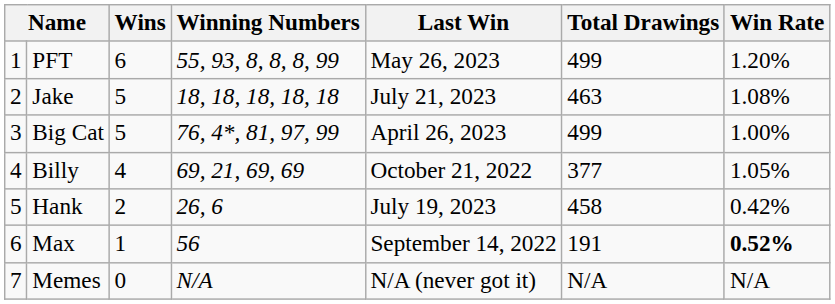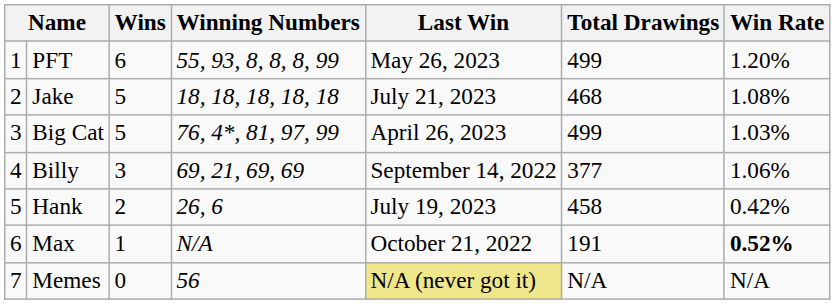(585, 96) 463 -> (585, 96) 468
(760, 133) 1.00% -> (760, 133) 1.03%
(120, 170) 4 -> (120, 170) 3
(451, 170) October 21, 2022 -> (464, 170) September 14, 2022
(760, 170) 1.05% -> (760, 170) 1.06%
(188, 243) 56 -> (195, 243) N/A
(464, 243) September 14, 2022 -> (451, 243) October 21, 2022
(195, 280) N/A -> (188, 280) 56
(453, 280) no background -> (453, 280) khaki background
